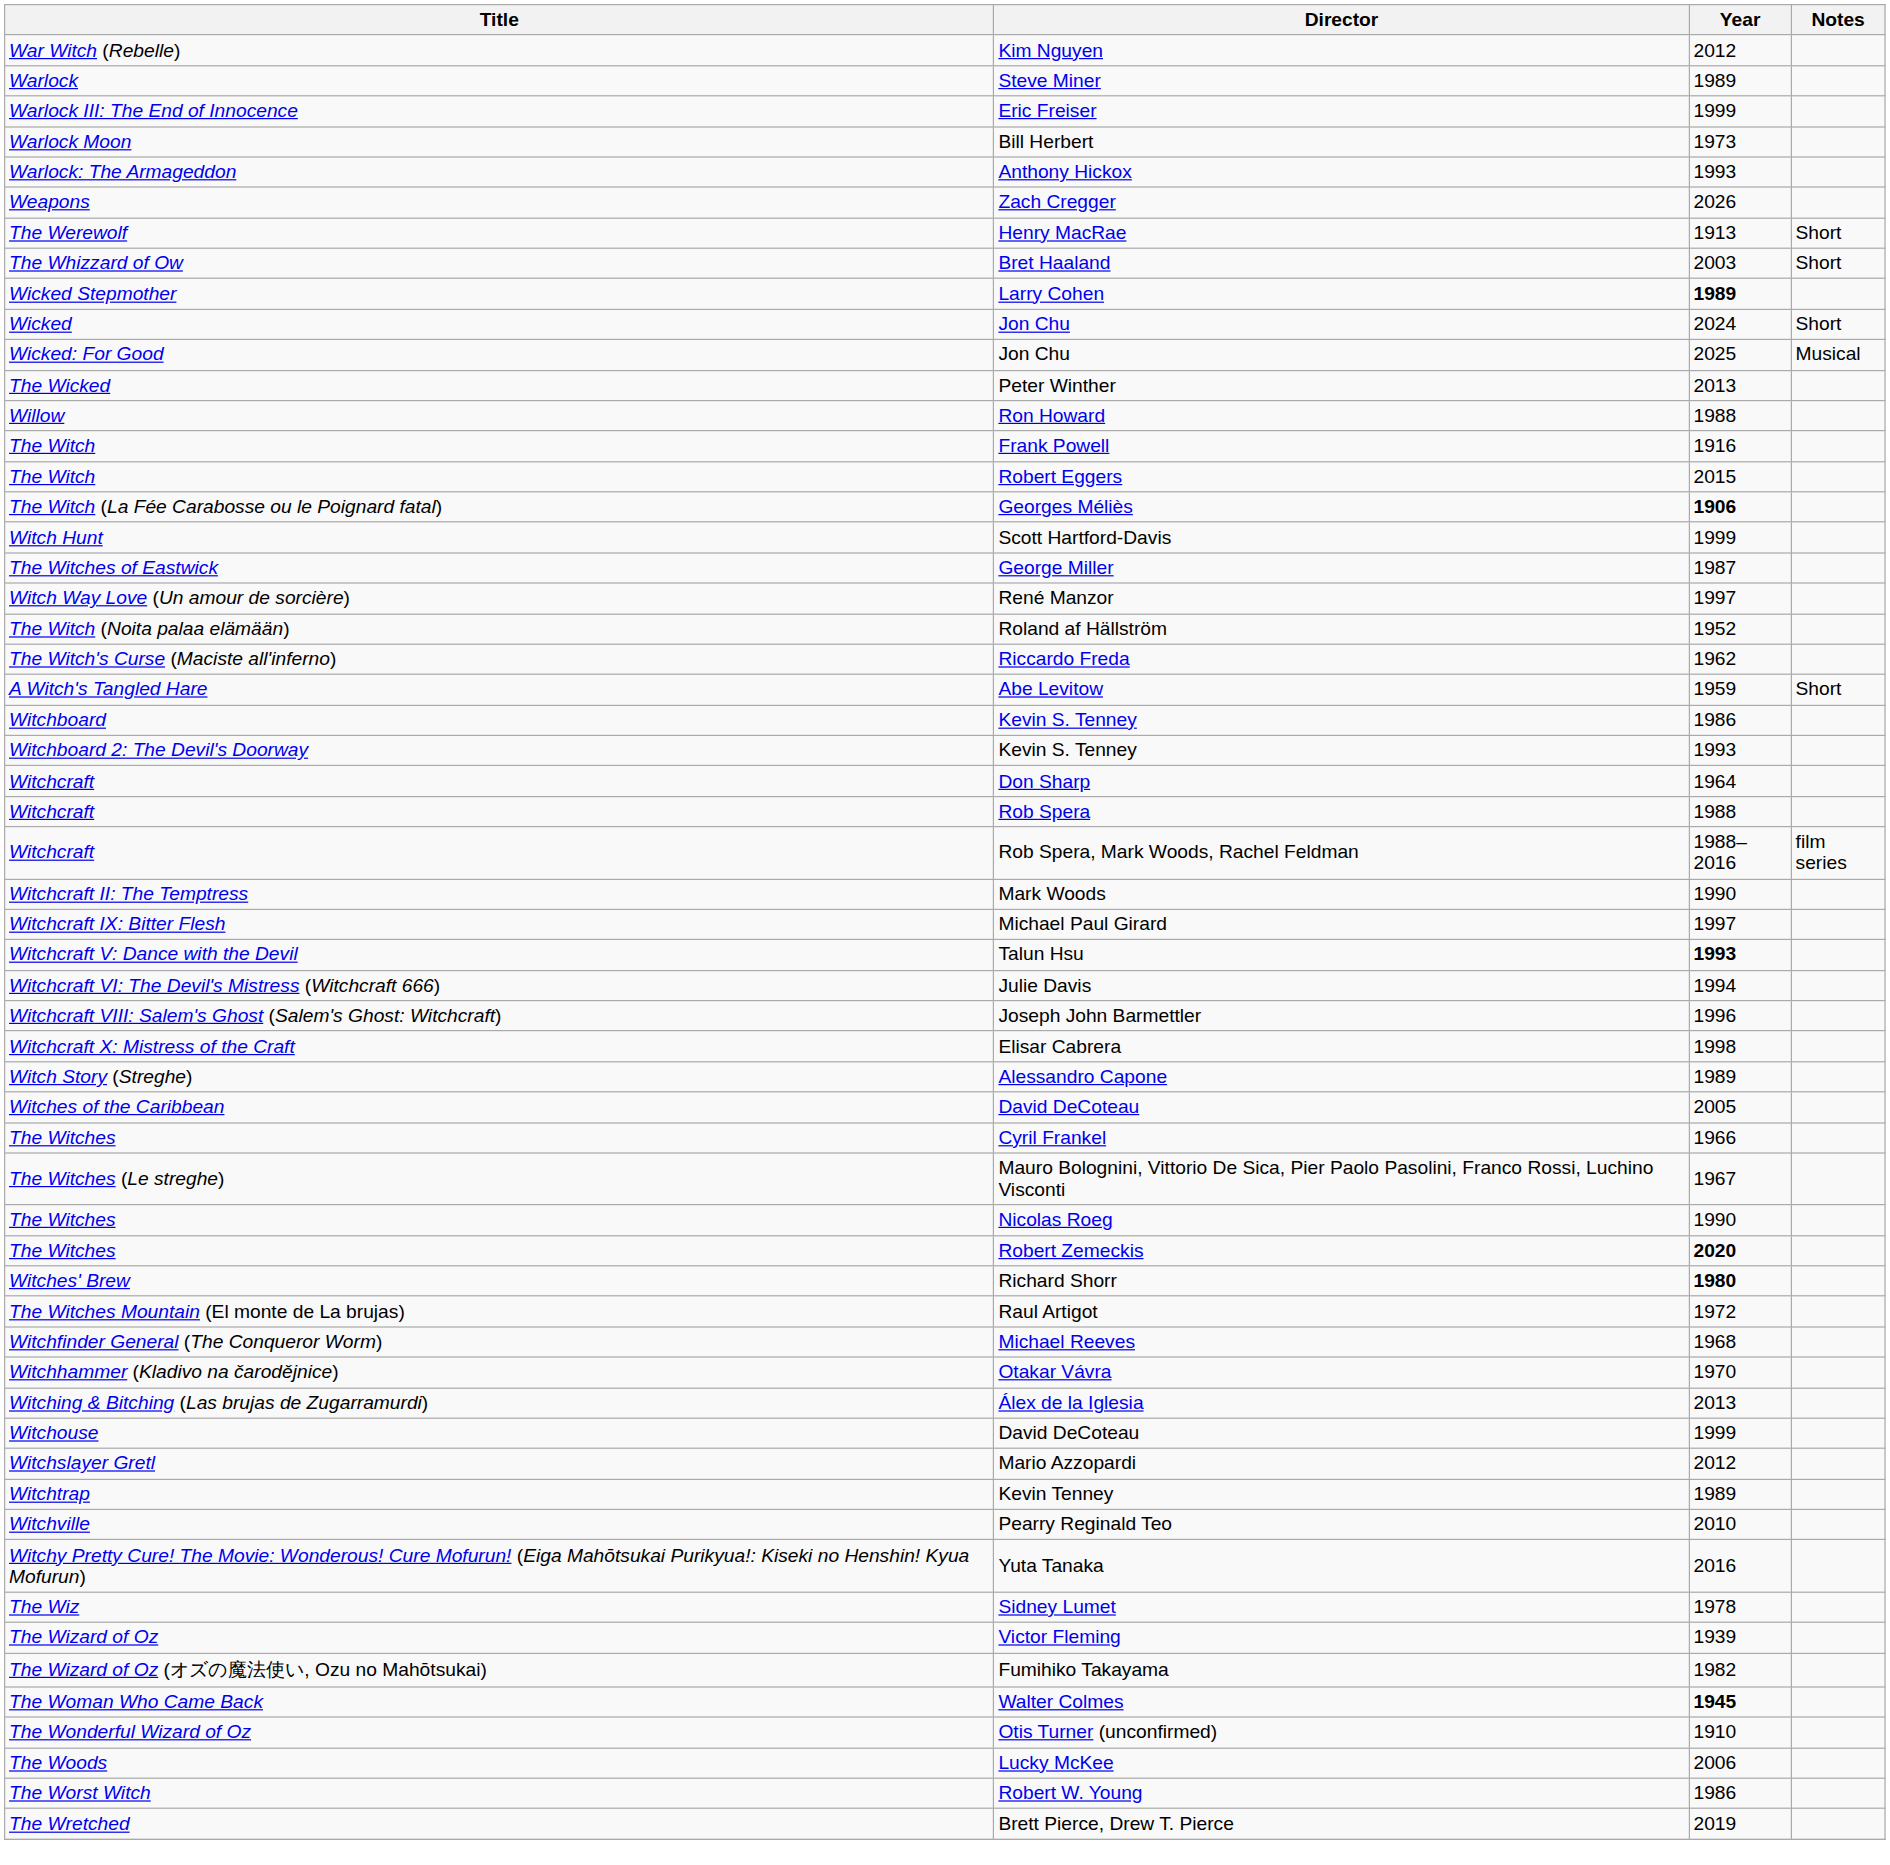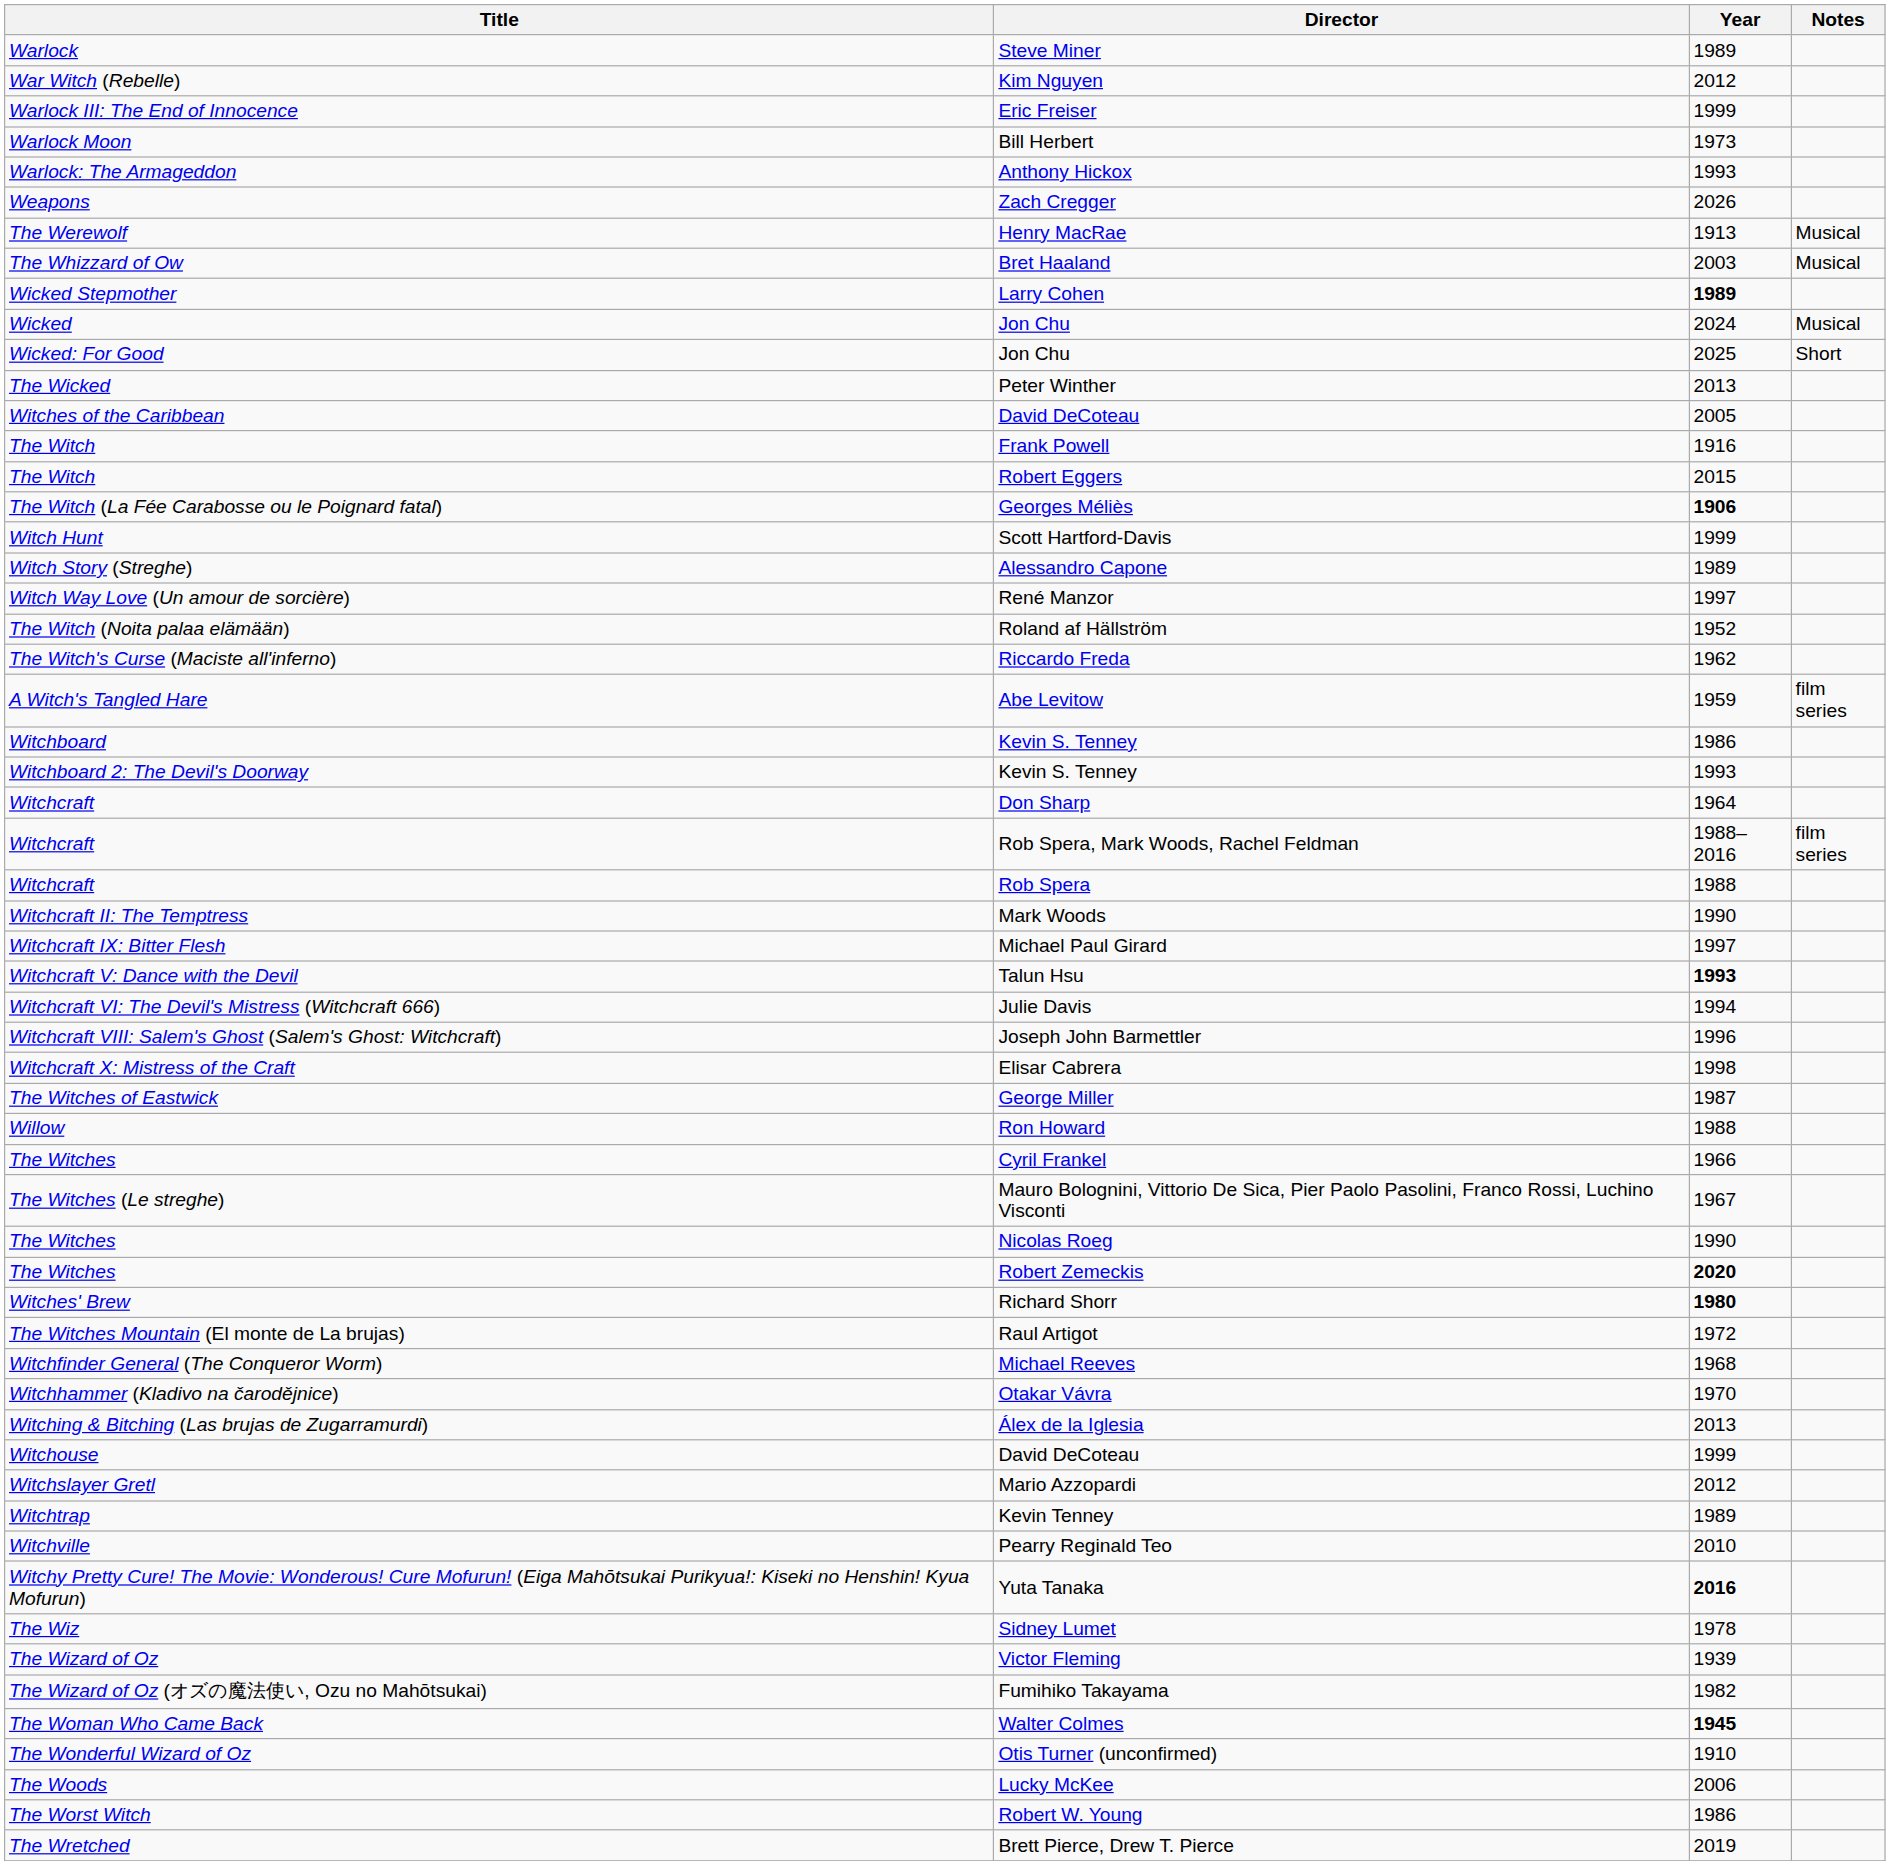rows swapped: (95, 50) <-> (44, 80)
(1818, 232) Short -> (1828, 232) Musical
(1818, 263) Short -> (1828, 263) Musical
(1818, 324) Short -> (1828, 324) Musical
(1828, 354) Musical -> (1818, 354) Short
rows swapped: (37, 415) <-> (117, 1107)
rows swapped: (101, 1076) <-> (114, 567)
(1818, 689) Short -> (1821, 700) film series
rows swapped: (52, 811) <-> (52, 852)
(1715, 1565) normal -> (1715, 1587) bold
